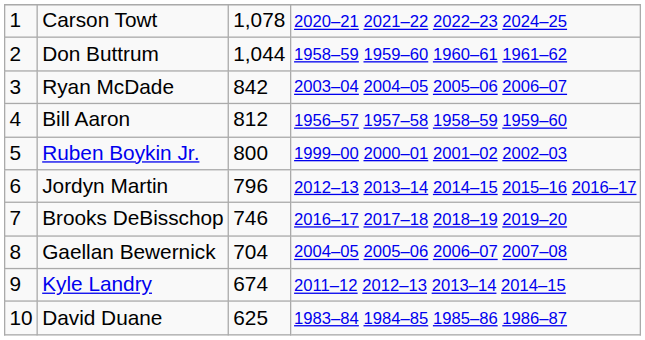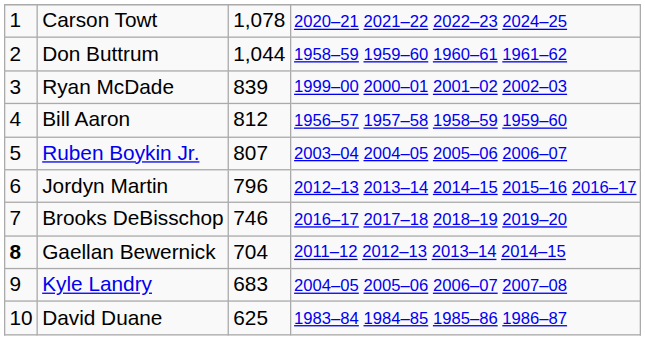(251, 86) 842 -> (251, 86) 839
(431, 87) 2003–04 2004–05 2005–06 2006–07 -> (431, 87) 1999–00 2000–01 2001–02 2002–03
(251, 152) 800 -> (251, 152) 807
(431, 153) 1999–00 2000–01 2001–02 2002–03 -> (431, 153) 2003–04 2004–05 2005–06 2006–07
(15, 251) normal -> (15, 251) bold
(431, 252) 2004–05 2005–06 2006–07 2007–08 -> (430, 252) 2011–12 2012–13 2013–14 2014–15
(251, 284) 674 -> (251, 284) 683
(430, 285) 2011–12 2012–13 2013–14 2014–15 -> (431, 285) 2004–05 2005–06 2006–07 2007–08
